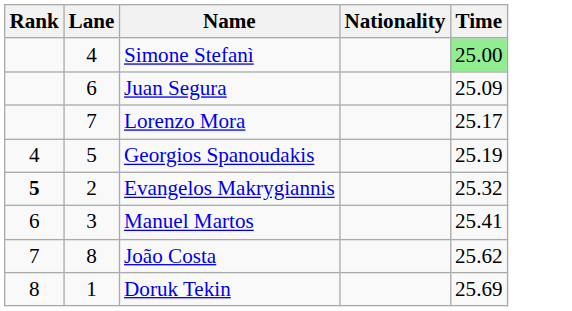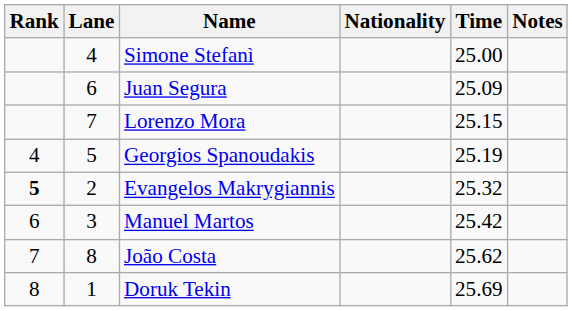+ column: (538, 21)
(479, 54) lightgreen background -> (479, 54) no background
(479, 121) 25.17 -> (479, 121) 25.15
(479, 222) 25.41 -> (479, 222) 25.42
